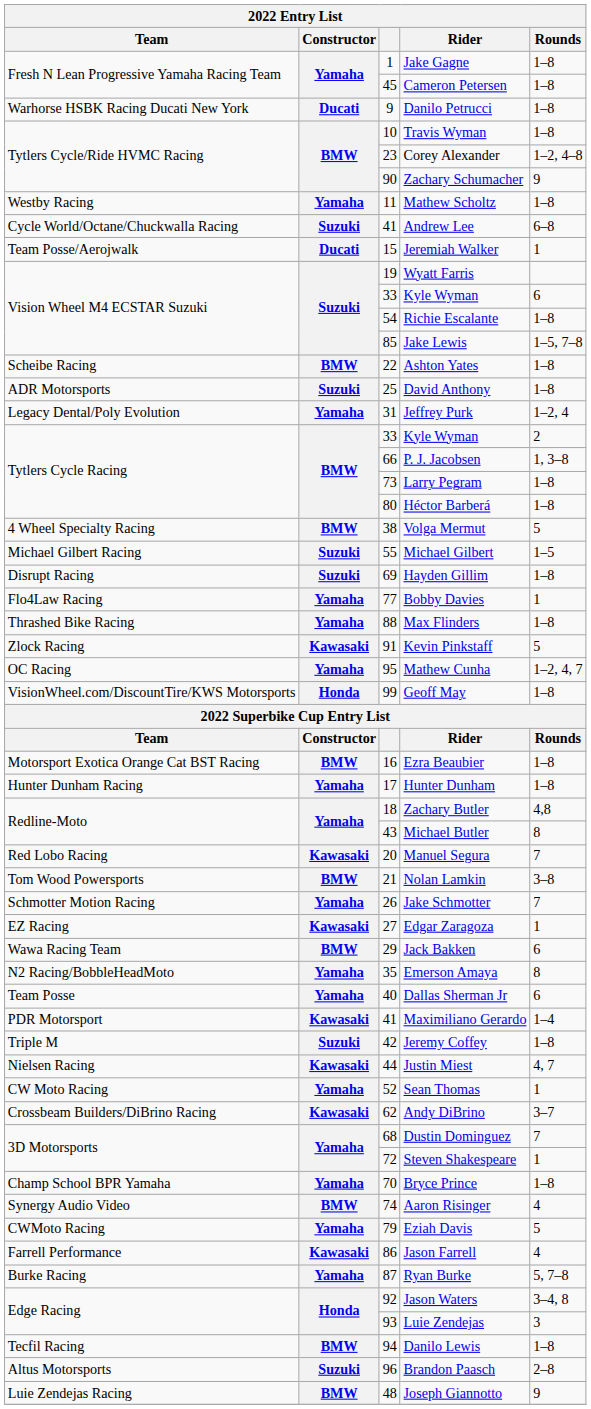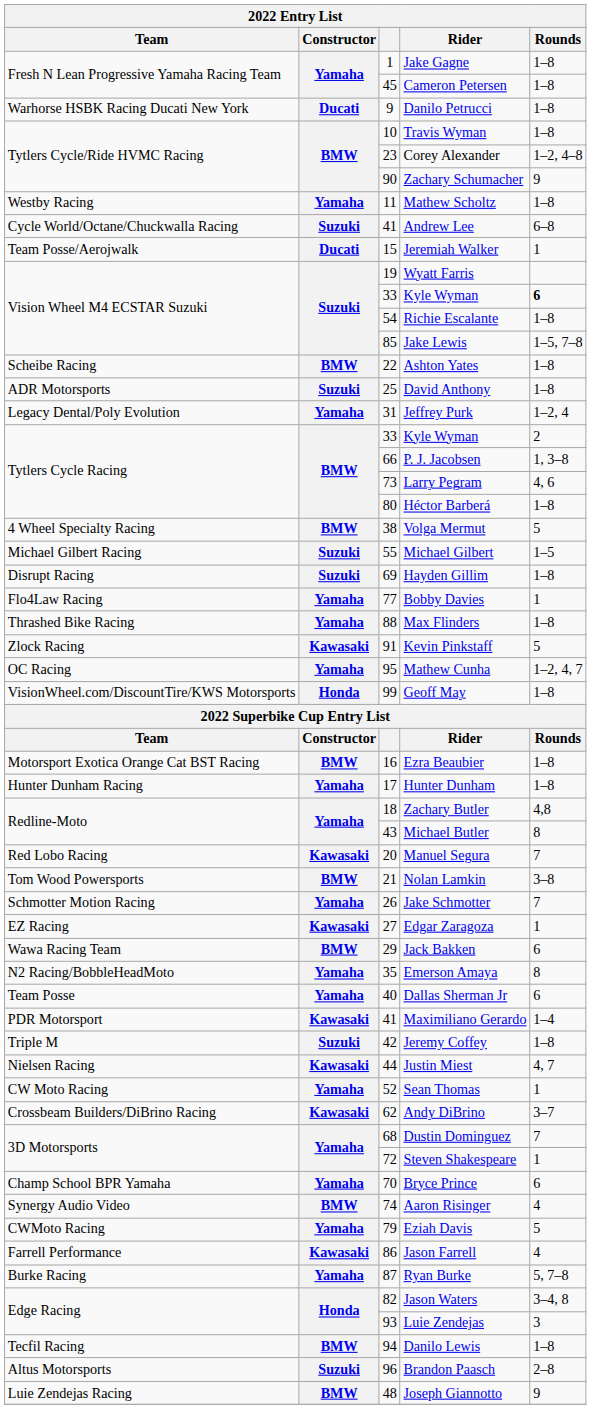(537, 295) normal -> (537, 295) bold
(544, 482) 1–8 -> (544, 482) 4, 6
(544, 1182) 1–8 -> (537, 1182) 6
(390, 1299) 92 -> (390, 1299) 82
